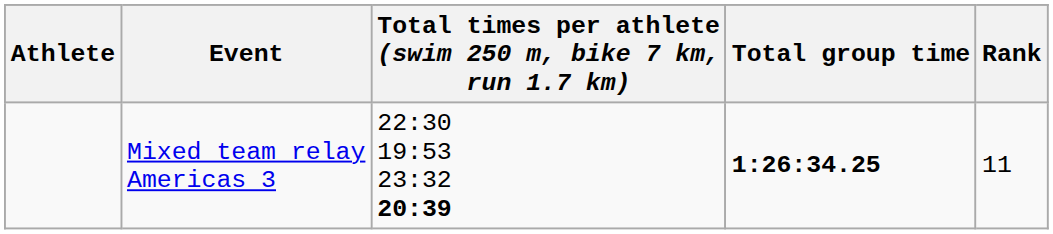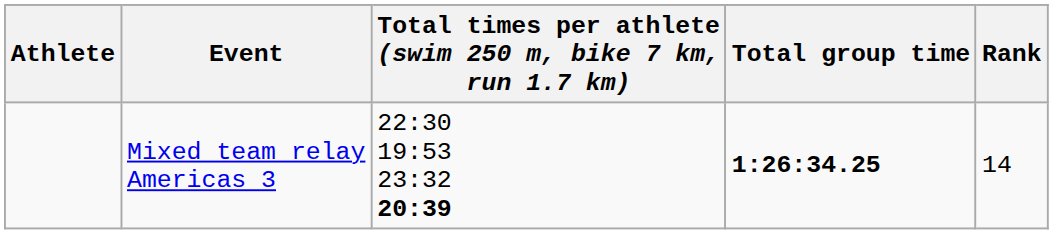(997, 166) 11 -> (997, 166) 14
